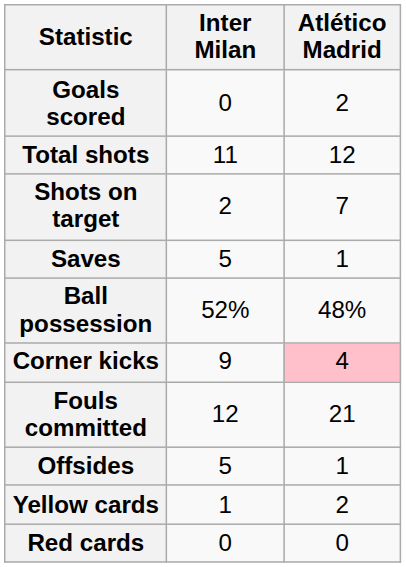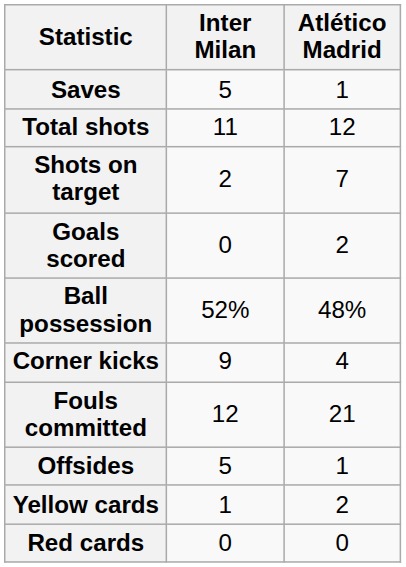rows swapped: (86, 102) <-> (86, 258)
(342, 362) pink background -> (342, 362) no background
